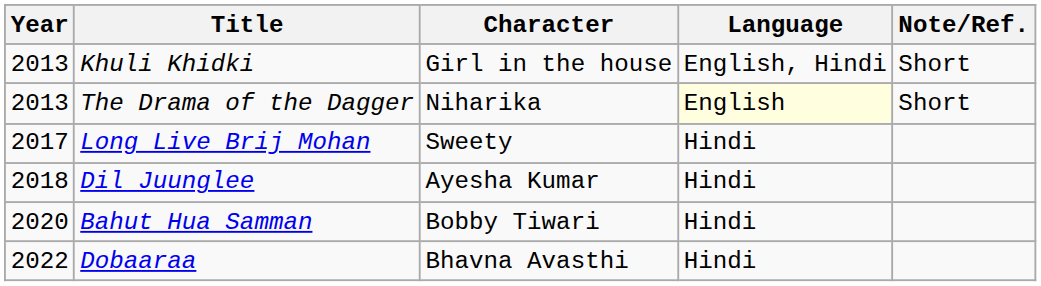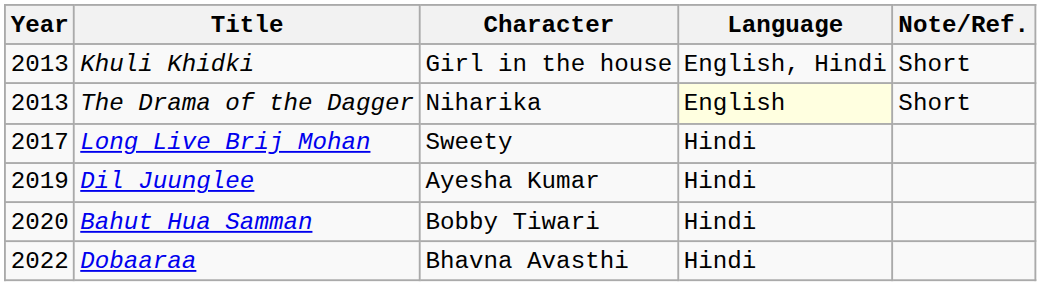(40, 182) 2018 -> (40, 182) 2019
